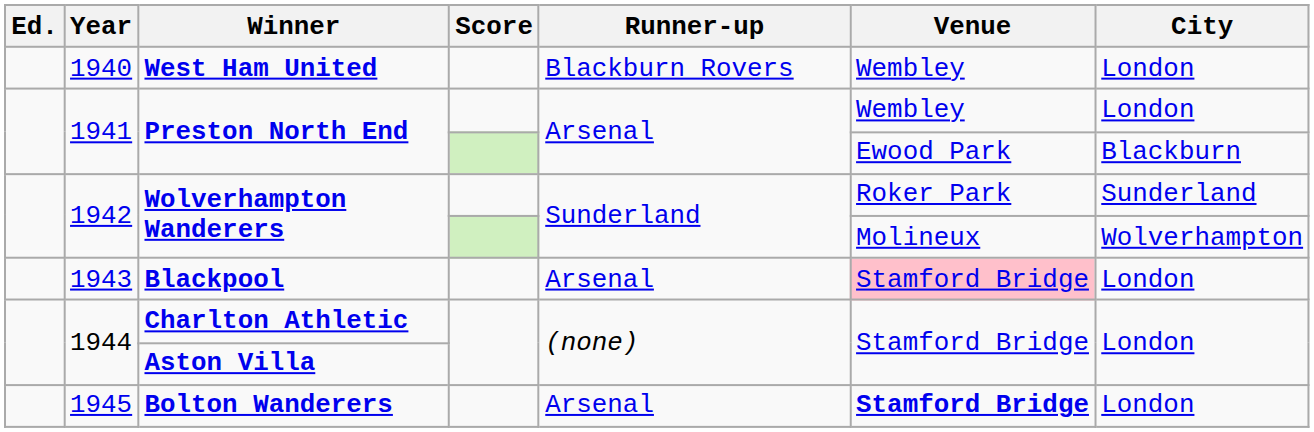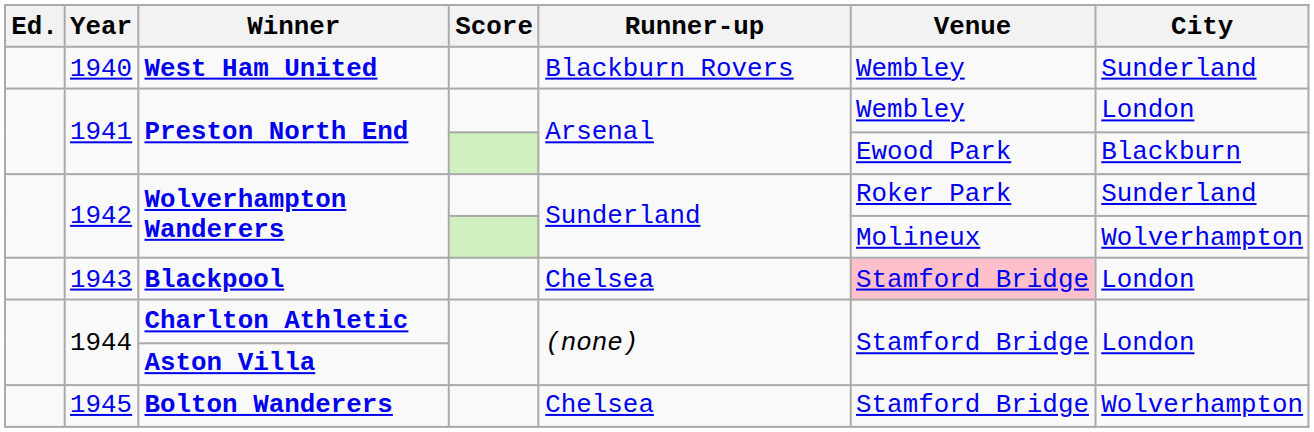(1148, 68) London -> (1179, 68) Sunderland
(600, 279) Arsenal -> (600, 279) Chelsea
(600, 406) Arsenal -> (600, 406) Chelsea
(973, 406) bold -> (973, 406) normal
(1148, 406) London -> (1202, 406) Wolverhampton
